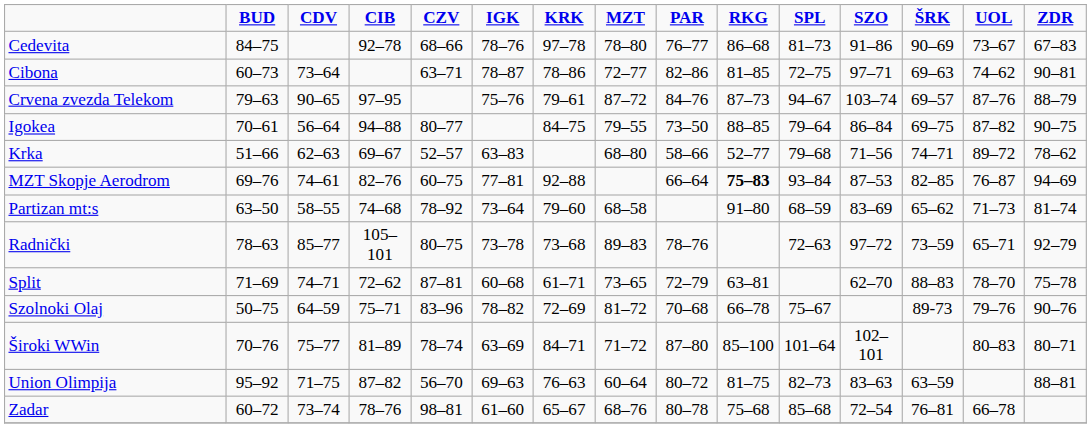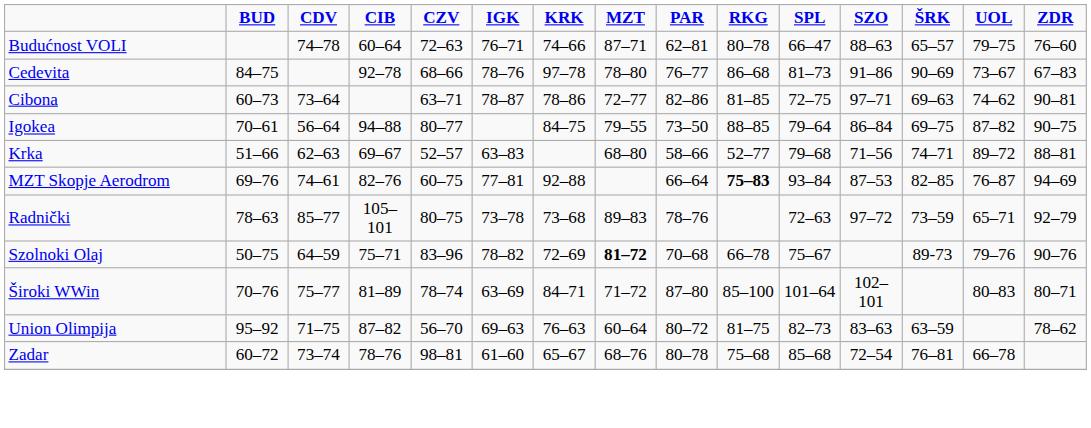+ row: (68, 45)
- row: (91, 99)
(1055, 153) 78–62 -> (1055, 153) 88–81
- row: (53, 208)
- row: (25, 281)
(625, 308) normal -> (625, 254) bold
(1055, 382) 88–81 -> (1055, 328) 78–62
